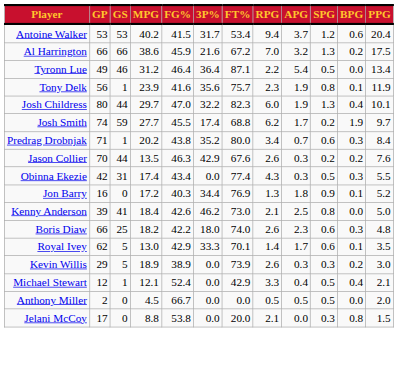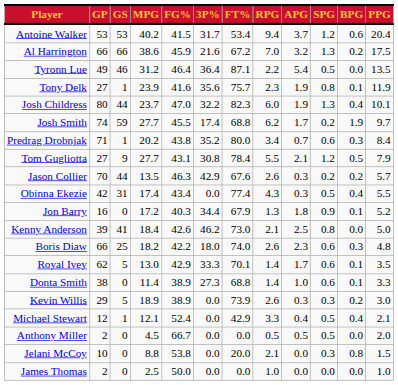(381, 69) 13.4 -> (381, 69) 13.5
(102, 87) 56 -> (102, 87) 27
(149, 104) 29.7 -> (149, 104) 23.7
+ row: (54, 158)
(384, 158) 7.6 -> (384, 176) 5.7
(356, 176) 0.3 -> (356, 193) 0.4
(241, 193) 76.9 -> (241, 211) 67.9
+ row: (58, 282)
(102, 318) 17 -> (102, 353) 10
+ row: (54, 371)
